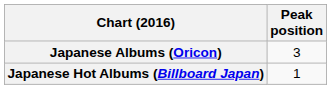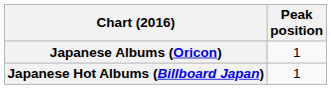(297, 52) 3 -> (297, 52) 1
